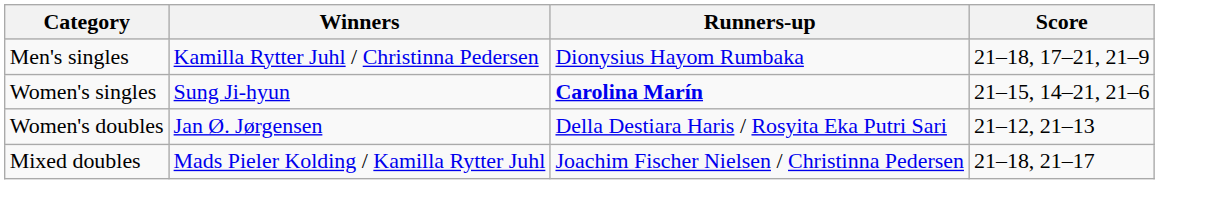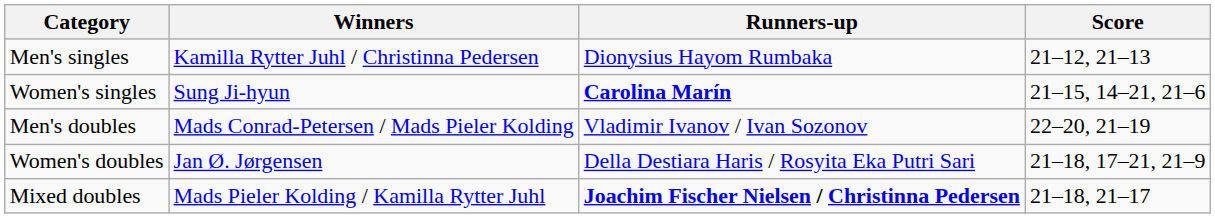(1062, 56) 21–18, 17–21, 21–9 -> (1090, 56) 21–12, 21–13
+ row: (73, 126)
(1034, 126) 21–12, 21–13 -> (1118, 160) 21–18, 17–21, 21–9
(760, 160) normal -> (802, 195) bold
